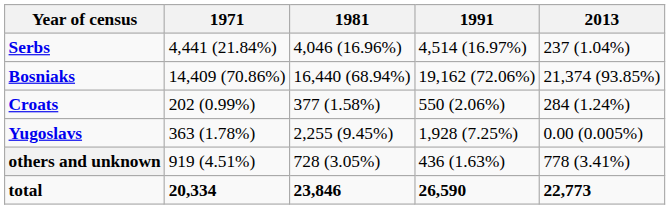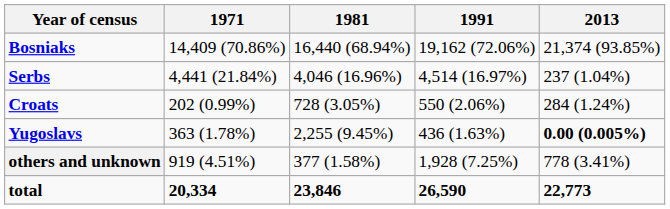rows swapped: (42, 76) <-> (29, 47)
(337, 104) 377 (1.58%) -> (337, 104) 728 (3.05%)
(468, 133) 1,928 (7.25%) -> (462, 133) 436 (1.63%)
(593, 133) normal -> (595, 133) bold
(337, 161) 728 (3.05%) -> (337, 161) 377 (1.58%)
(462, 161) 436 (1.63%) -> (468, 161) 1,928 (7.25%)
